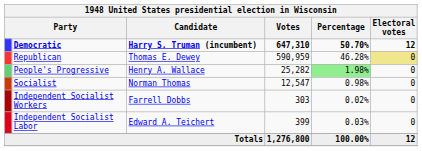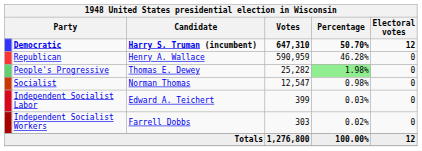(164, 58) Thomas E. Dewey -> (167, 58) Henry A. Wallace
(413, 58) khaki background -> (413, 58) no background
(167, 71) Henry A. Wallace -> (164, 71) Thomas E. Dewey
rows swapped: (64, 123) <-> (64, 101)
